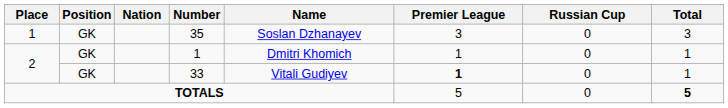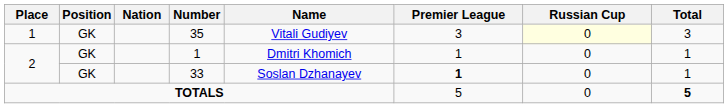(309, 34) Soslan Dzhanayev -> (309, 34) Vitali Gudiyev
(587, 34) no background -> (587, 34) lightyellow background
(309, 74) Vitali Gudiyev -> (309, 74) Soslan Dzhanayev
